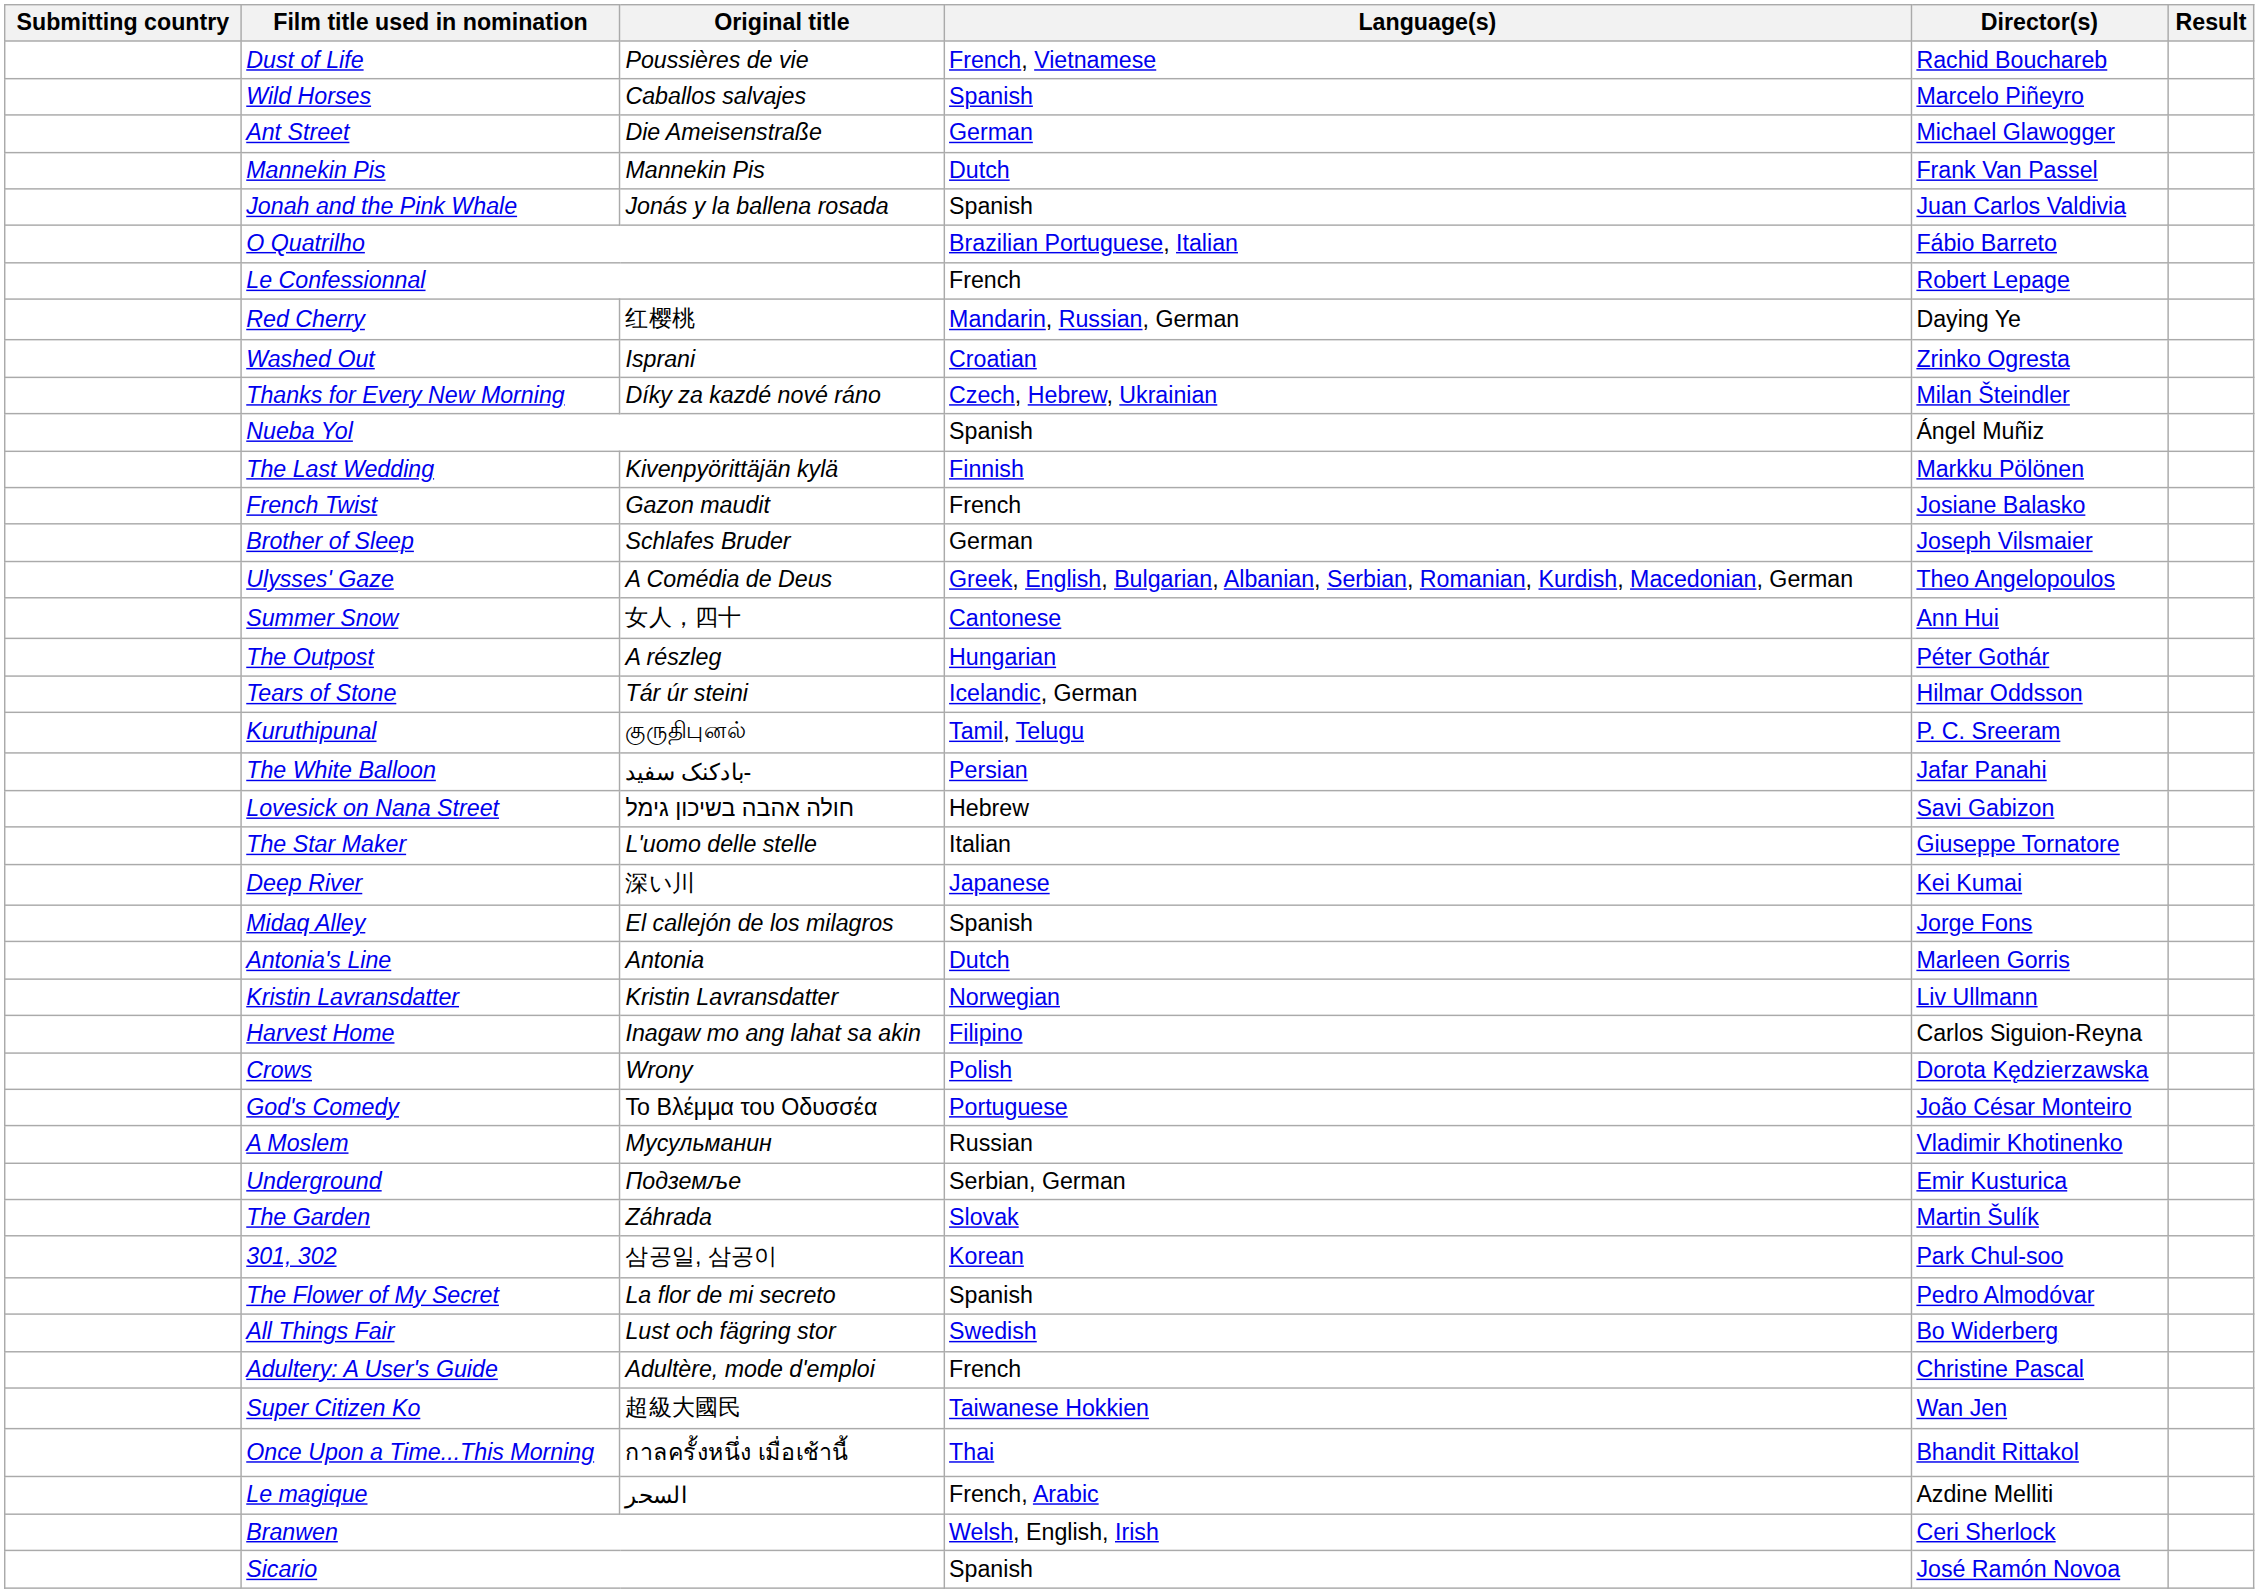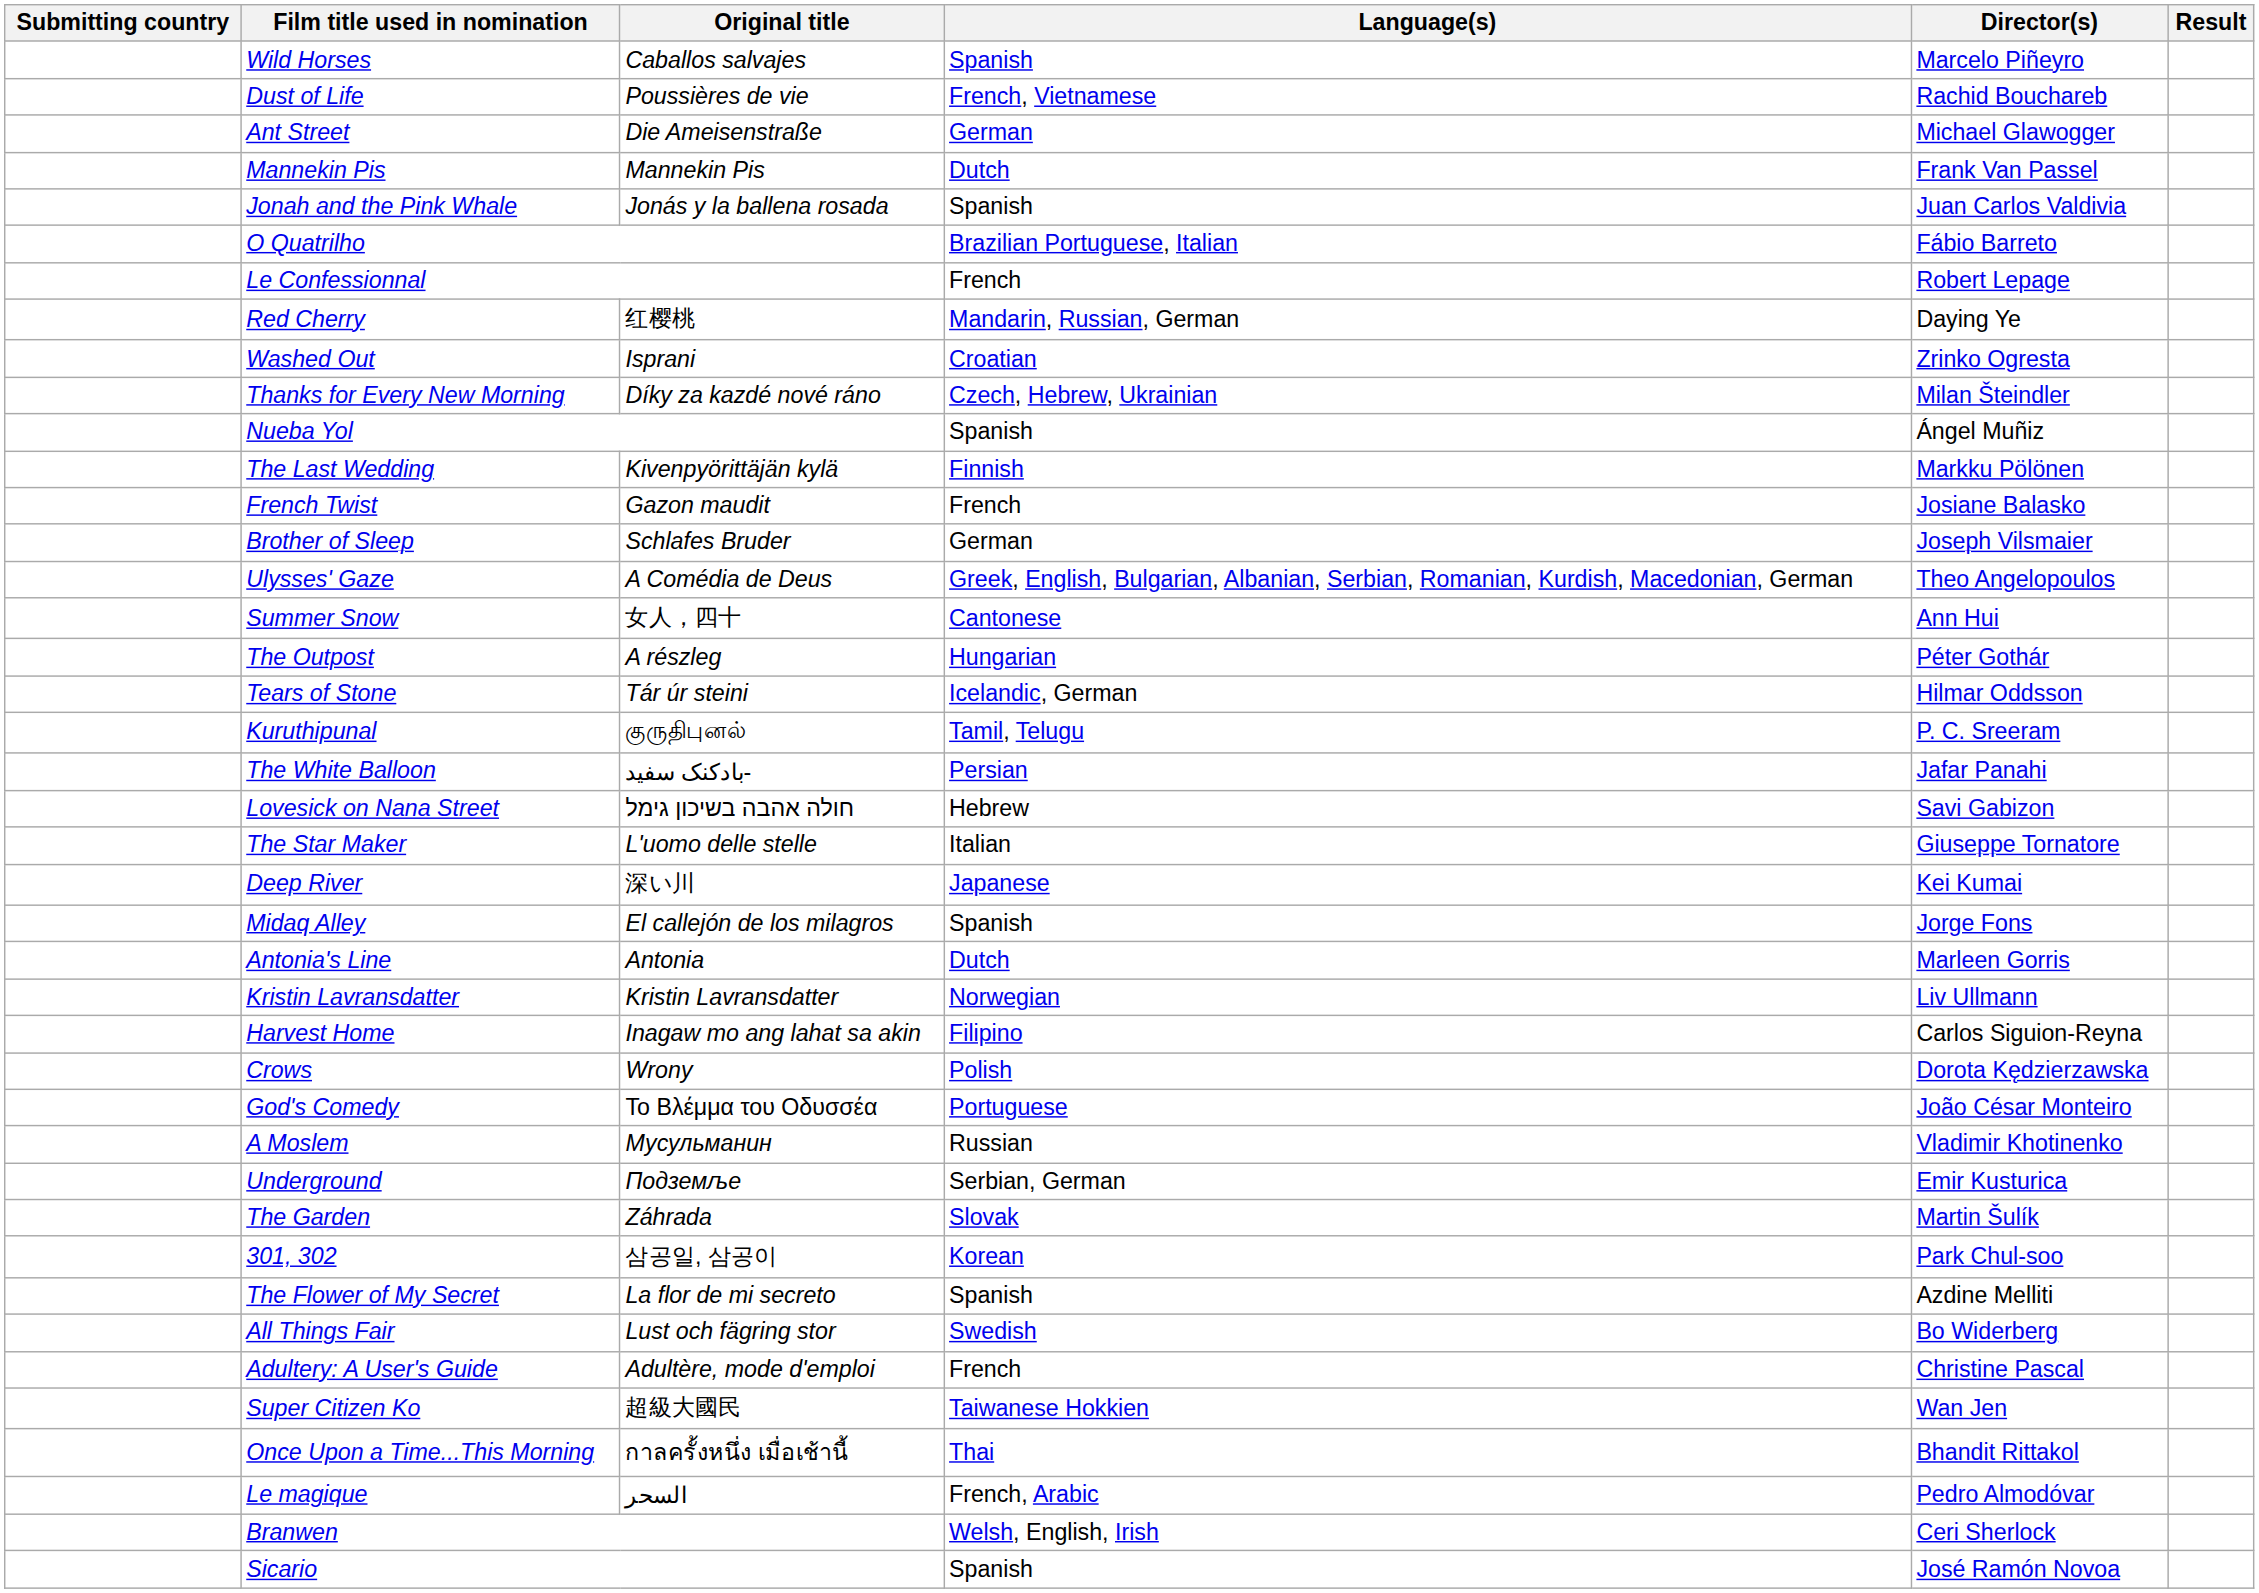rows swapped: (305, 59) <-> (309, 96)
(2005, 1295) Pedro Almodóvar -> (1985, 1295) Azdine Melliti
(1985, 1494) Azdine Melliti -> (2005, 1494) Pedro Almodóvar
